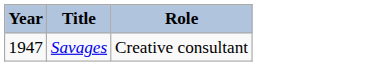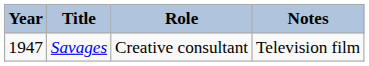+ column: (308, 18)
